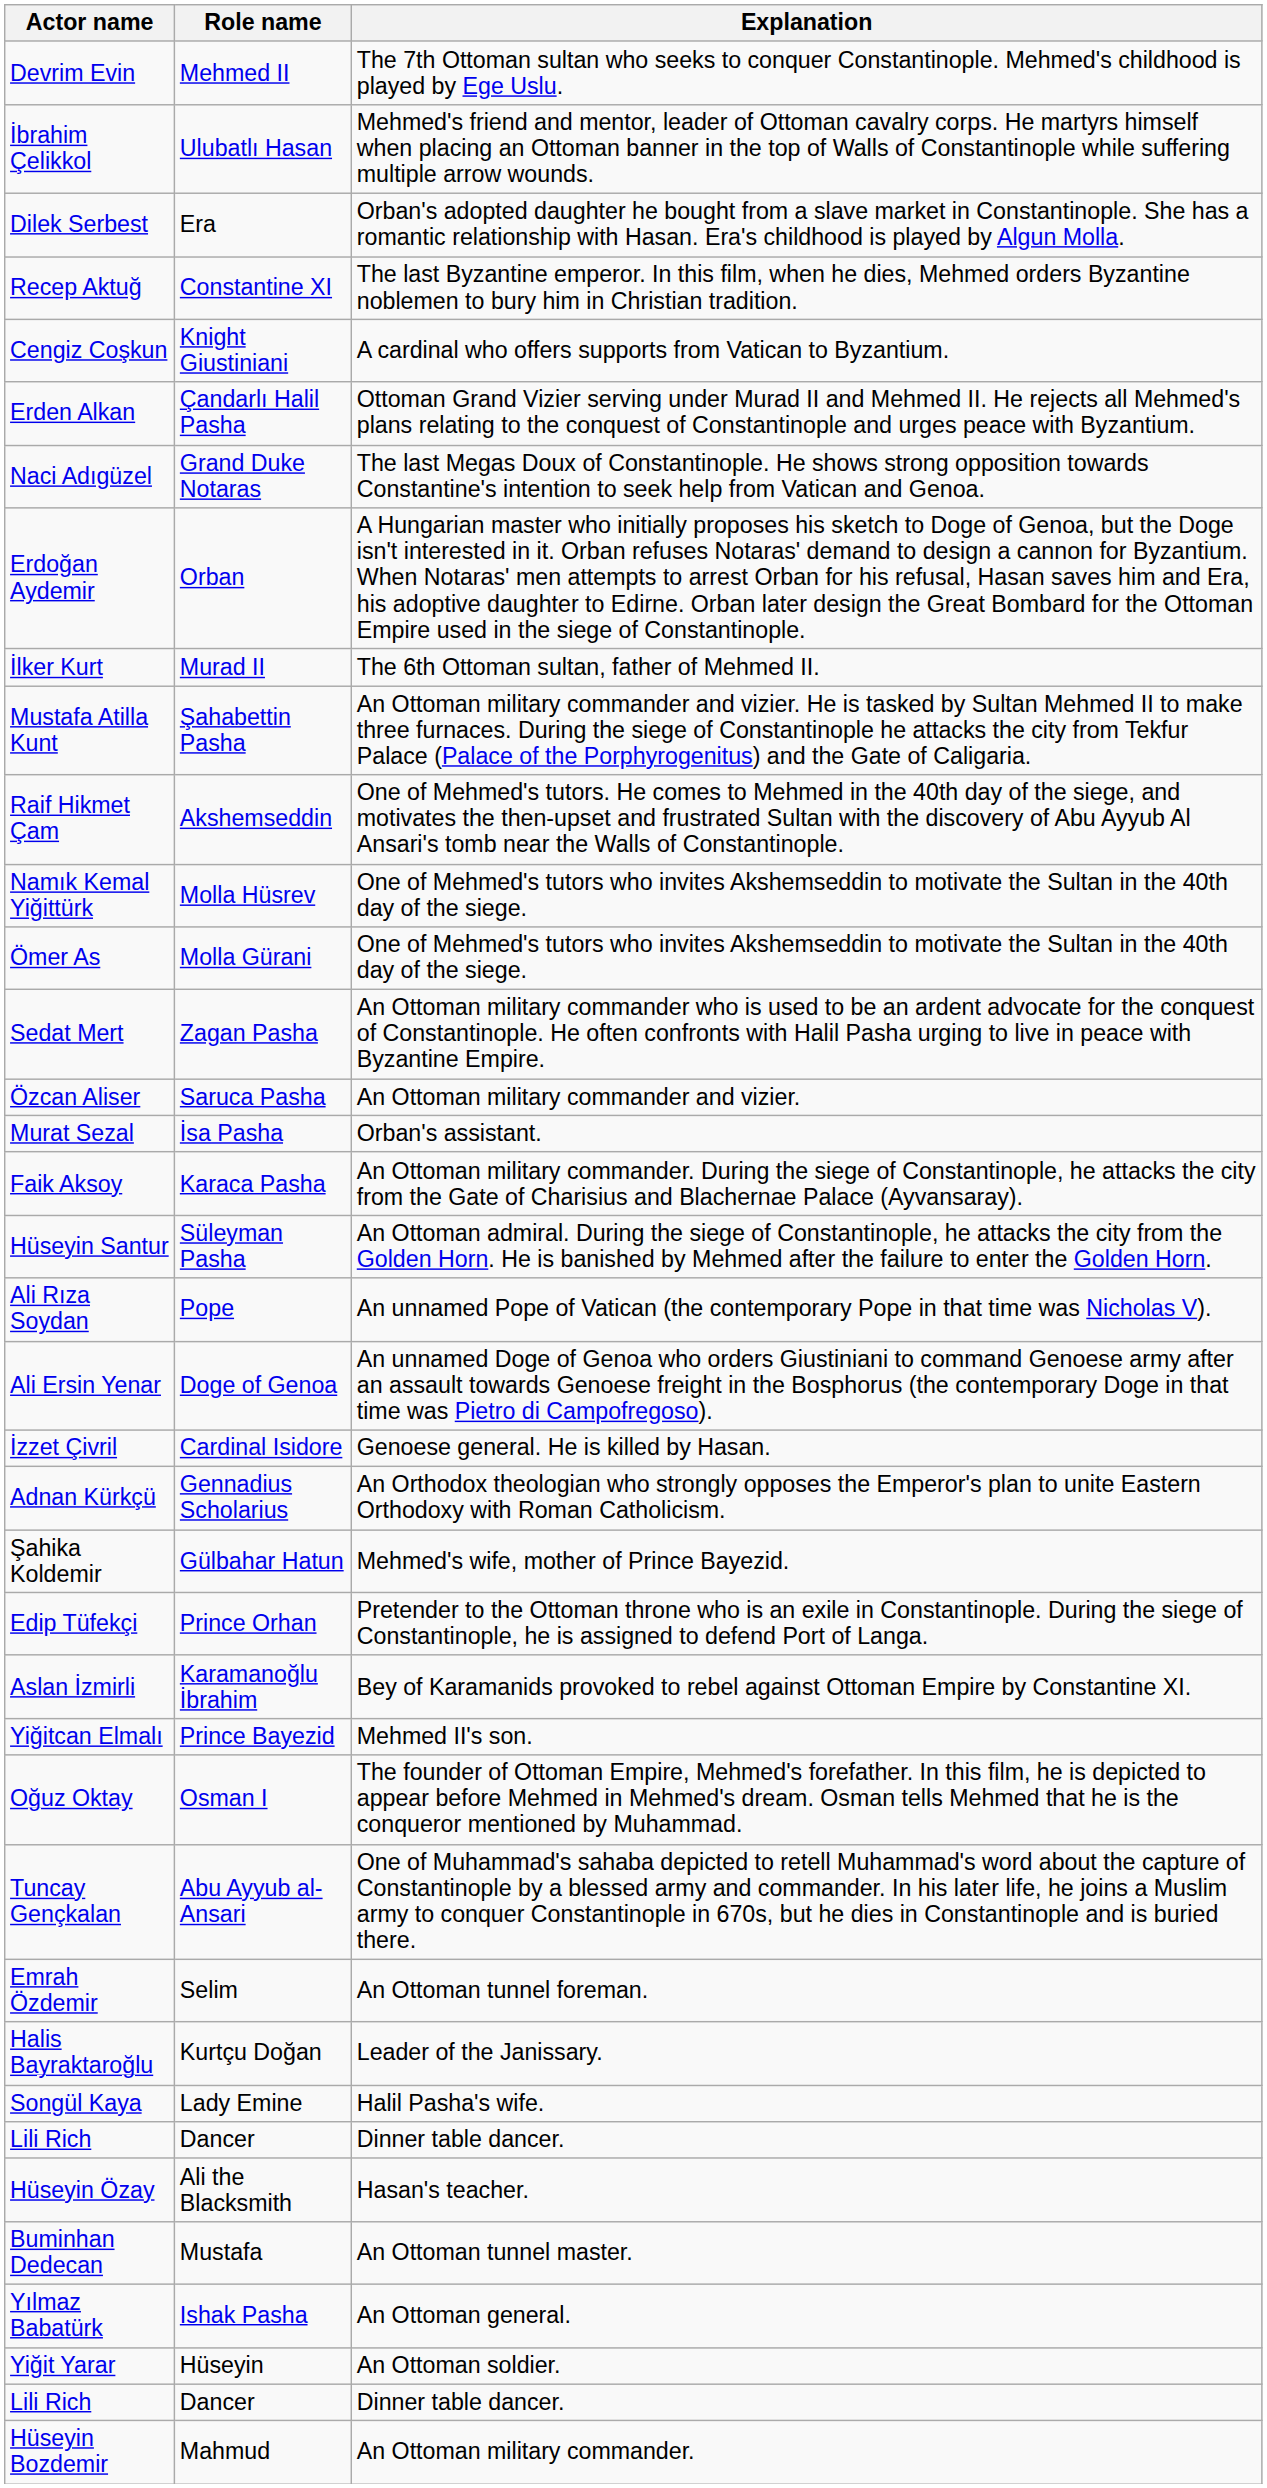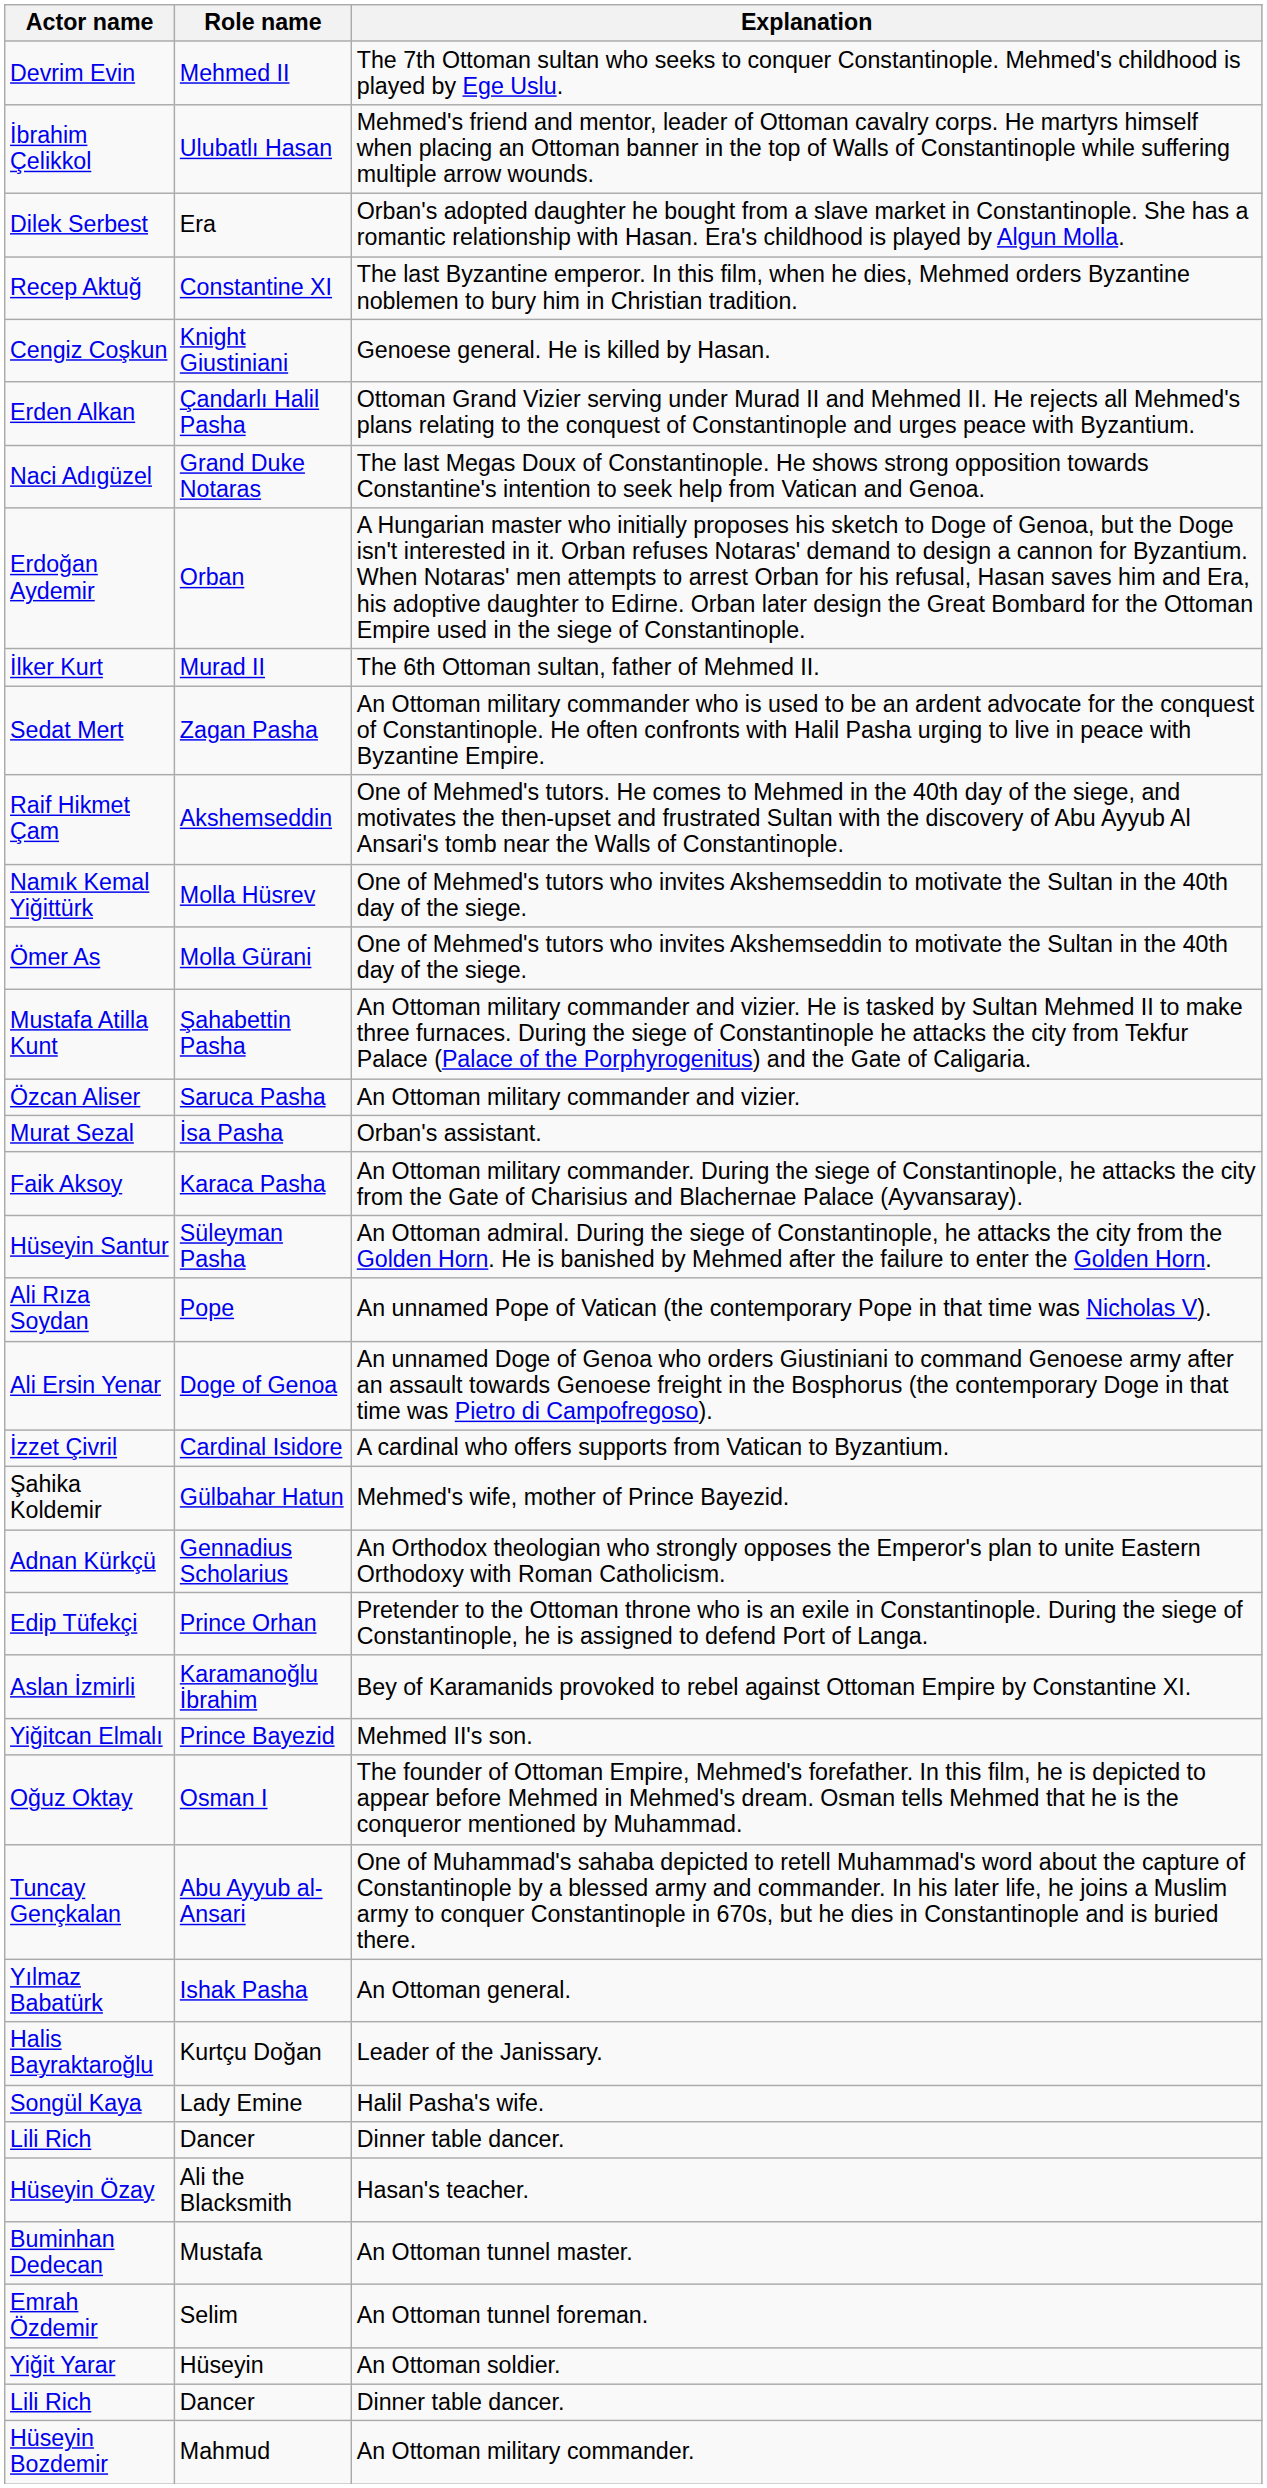(653, 350) A cardinal who offers supports from Vatican to Byzantium. -> (564, 350) Genoese general. He is killed by Hasan.
rows swapped: (67, 1033) <-> (79, 730)
(564, 1448) Genoese general. He is killed by Hasan. -> (653, 1448) A cardinal who offers supports from Vatican to Byzantium.
rows swapped: (83, 1497) <-> (56, 1560)
rows swapped: (57, 2315) <-> (54, 1990)
